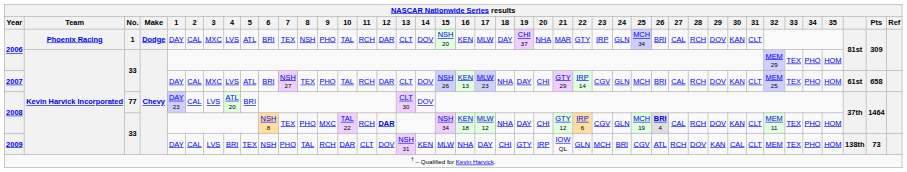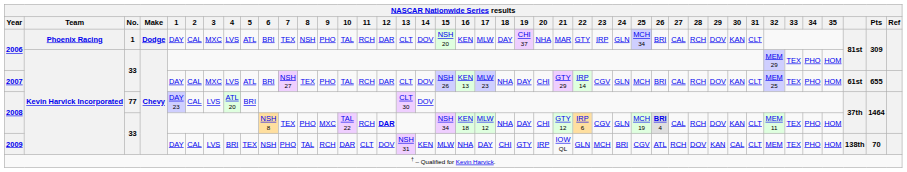(876, 81) 658 -> (876, 81) 655
(876, 144) 73 -> (876, 144) 70
